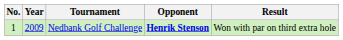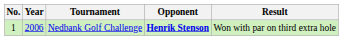(34, 27) 2009 -> (34, 27) 2006
